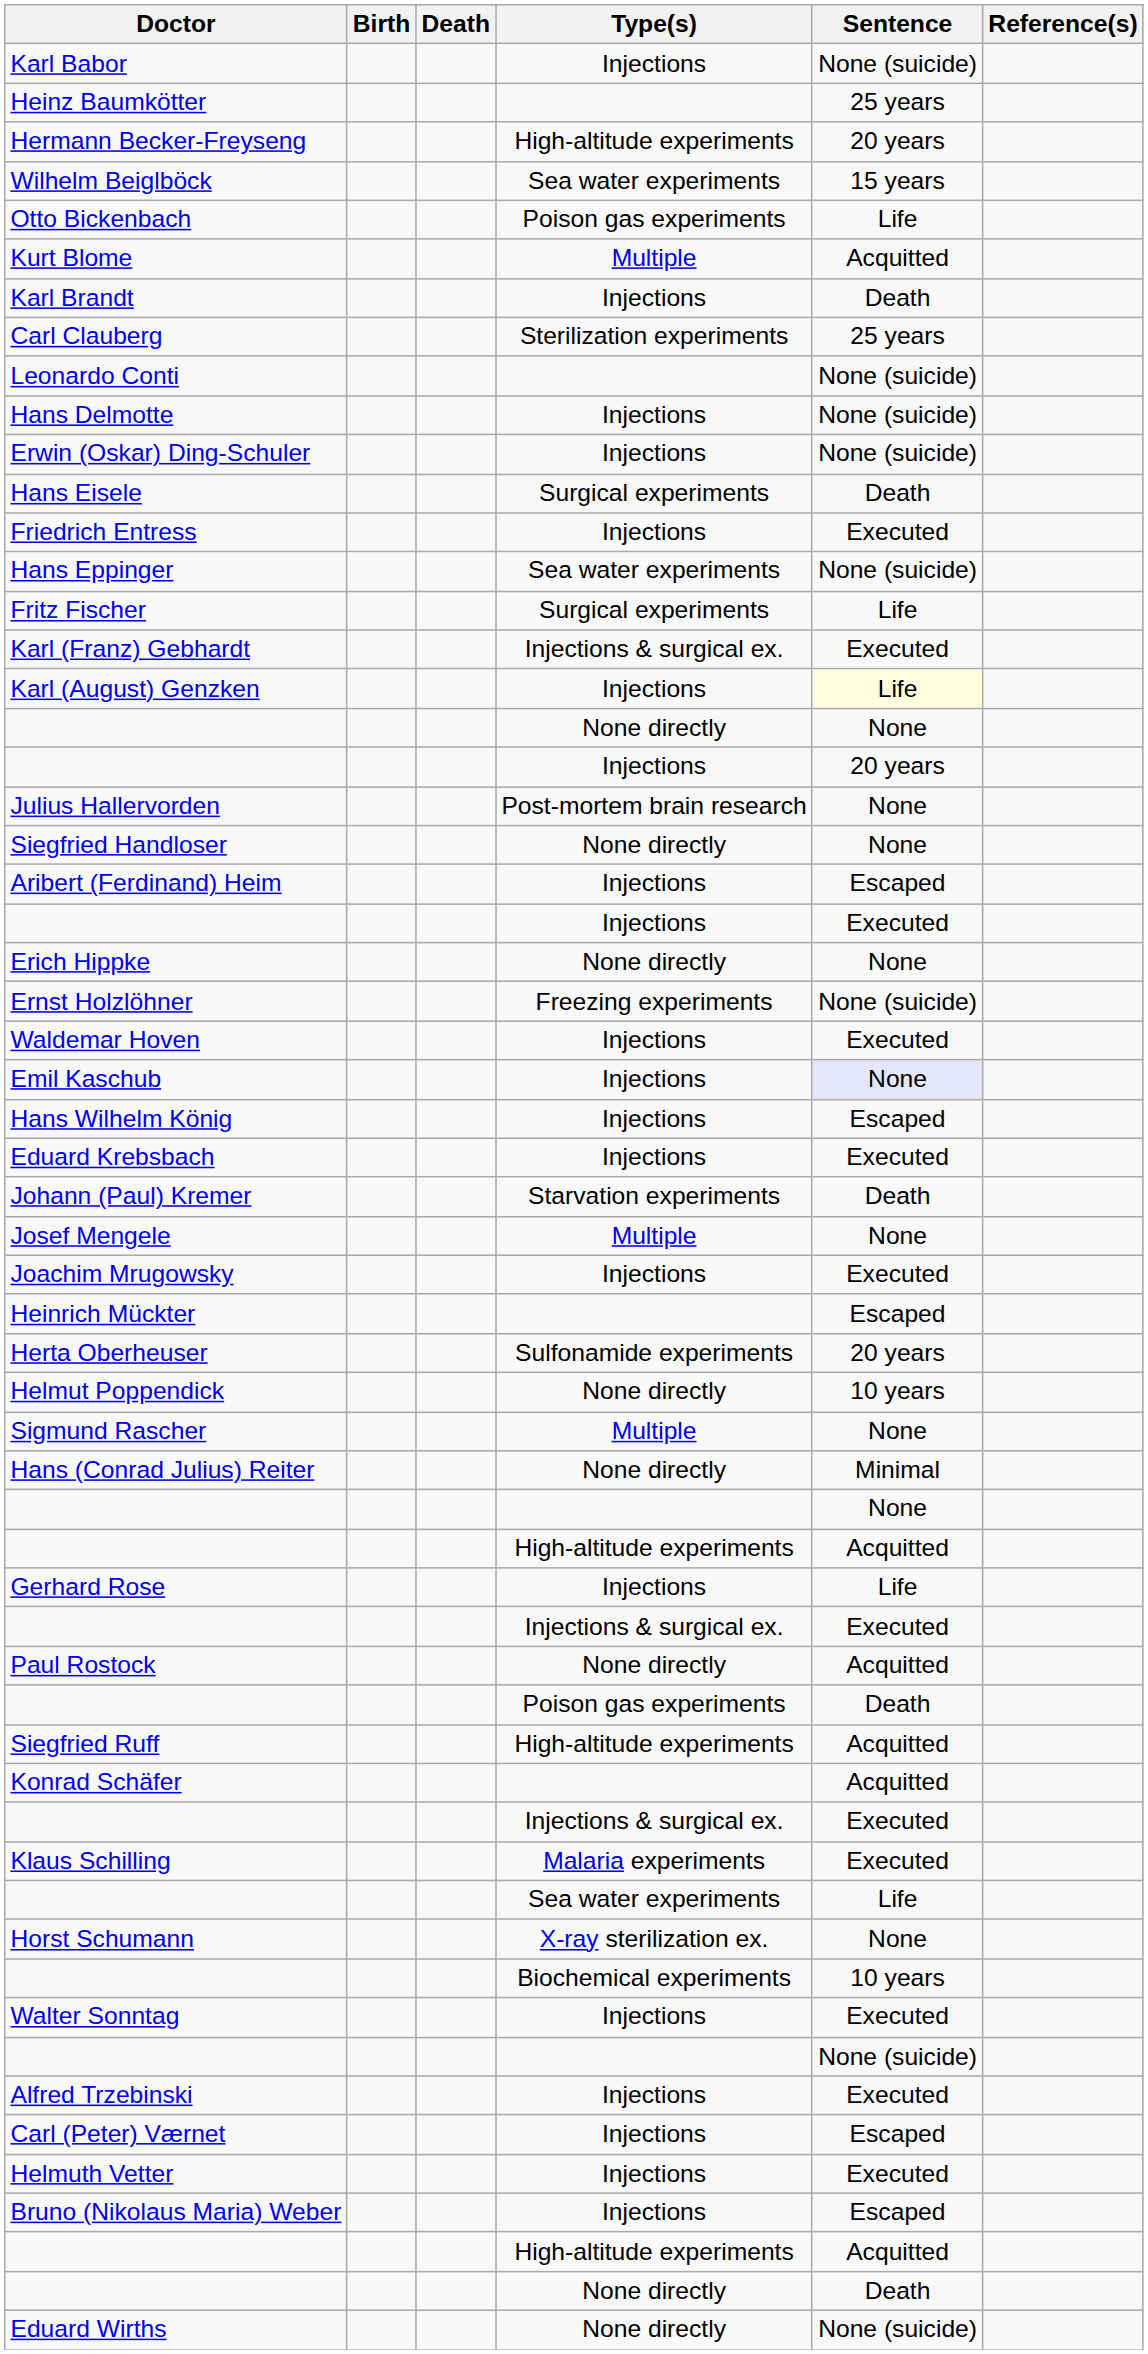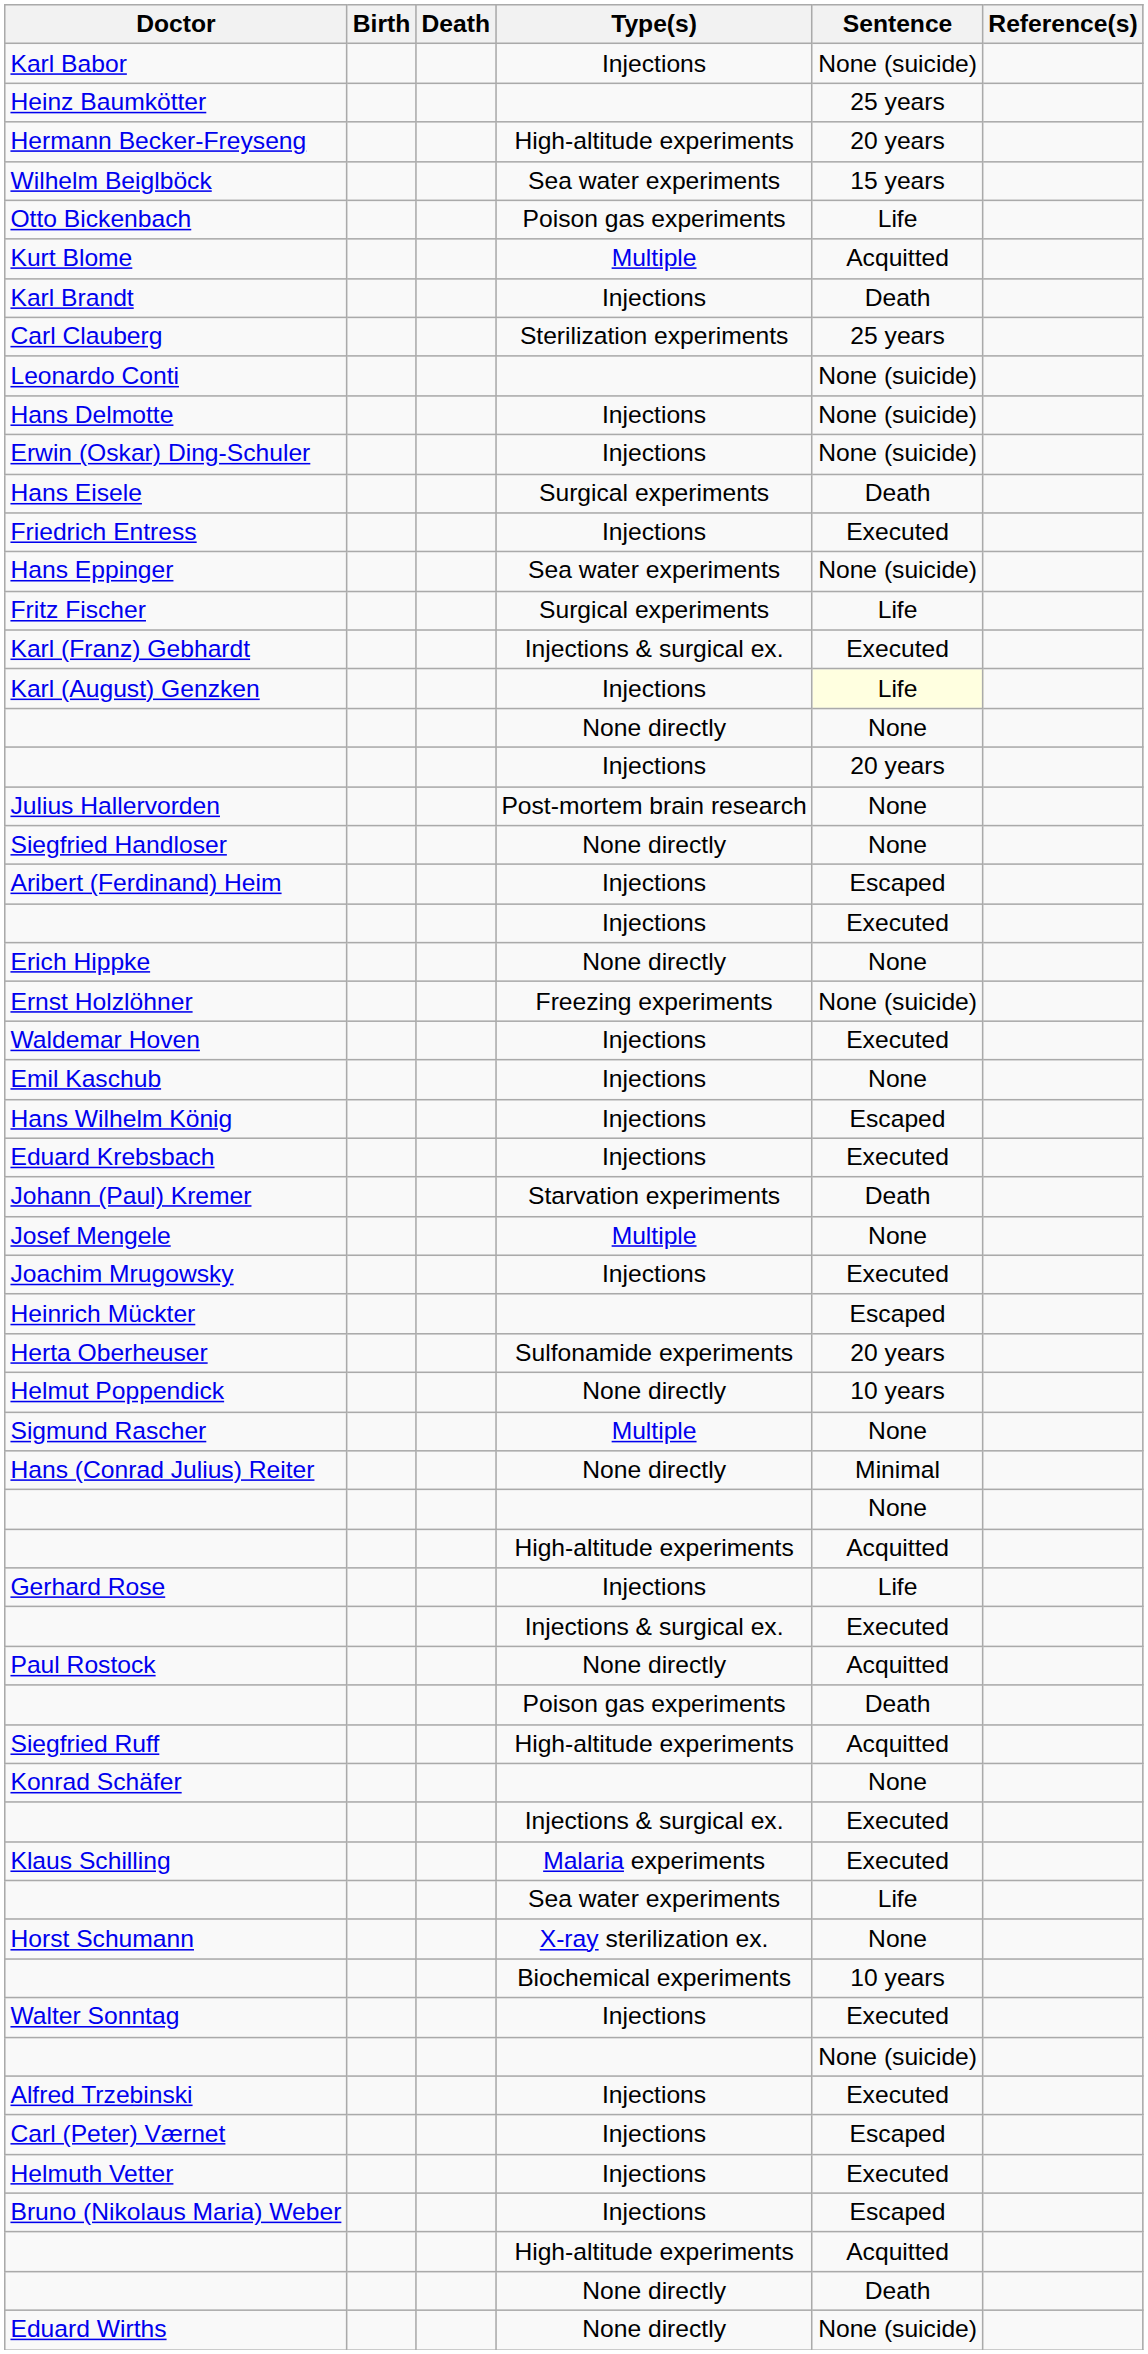(898, 1079) lavender background -> (898, 1079) no background
(898, 1782) Acquitted -> (898, 1782) None
